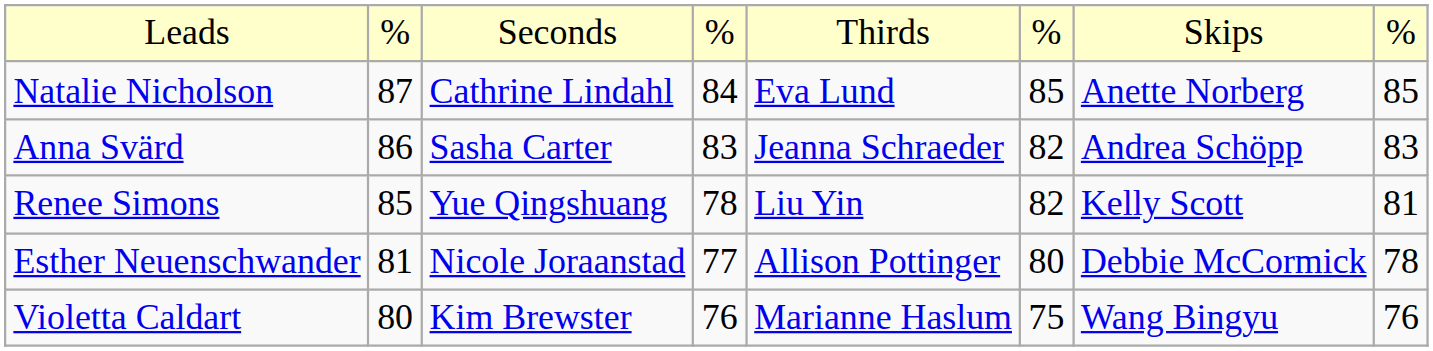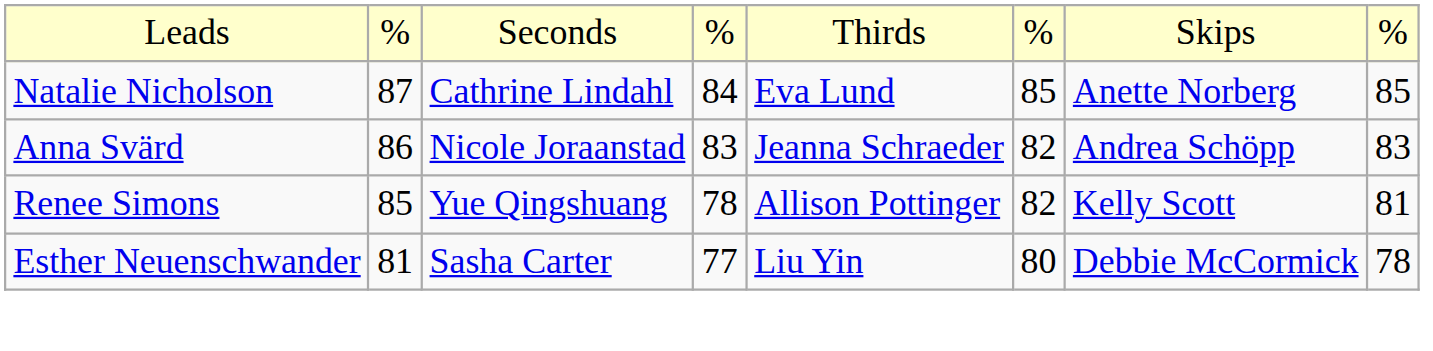(521, 146) Sasha Carter -> (557, 146) Nicole Joraanstad
(809, 203) Liu Yin -> (877, 203) Allison Pottinger
(557, 260) Nicole Joraanstad -> (521, 260) Sasha Carter
(877, 260) Allison Pottinger -> (809, 260) Liu Yin
- row: (127, 317)
